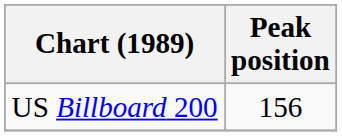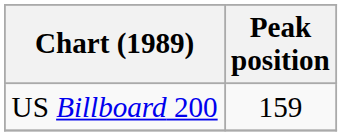(280, 106) 156 -> (280, 106) 159
